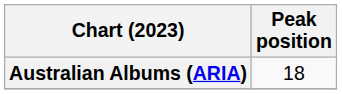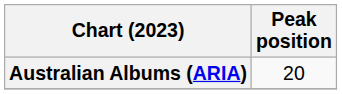(294, 72) 18 -> (294, 72) 20
